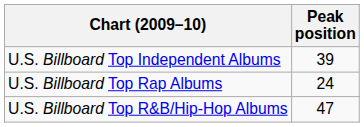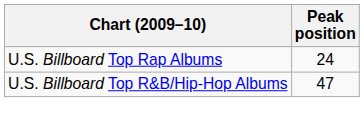- row: (144, 59)
